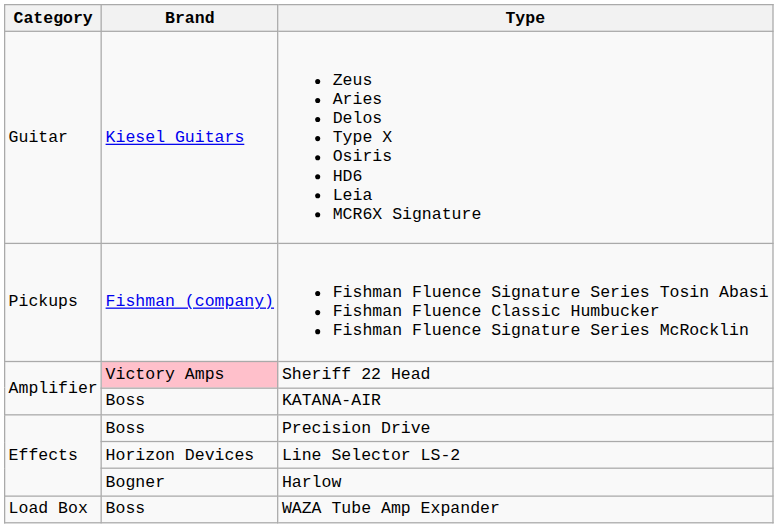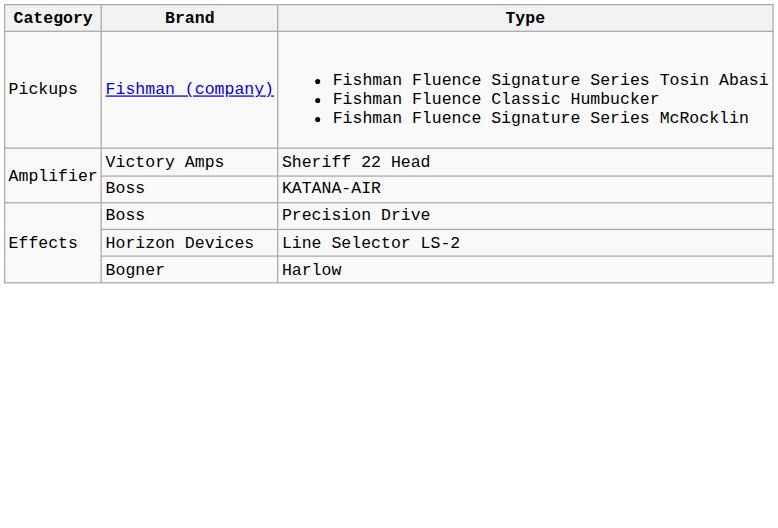- row: (525, 147)
(165, 374) pink background -> (165, 162) no background
- row: (391, 509)
